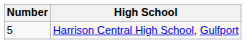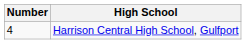(10, 30) 5 -> (10, 30) 4
